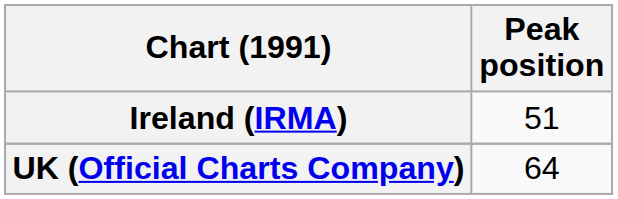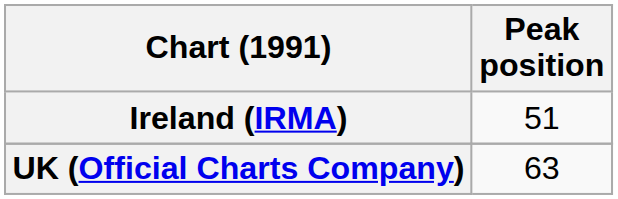(542, 168) 64 -> (542, 168) 63
